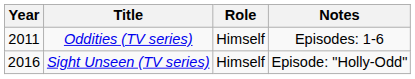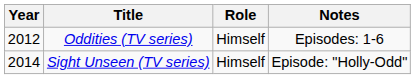(24, 39) 2011 -> (24, 39) 2012
(24, 62) 2016 -> (24, 62) 2014
